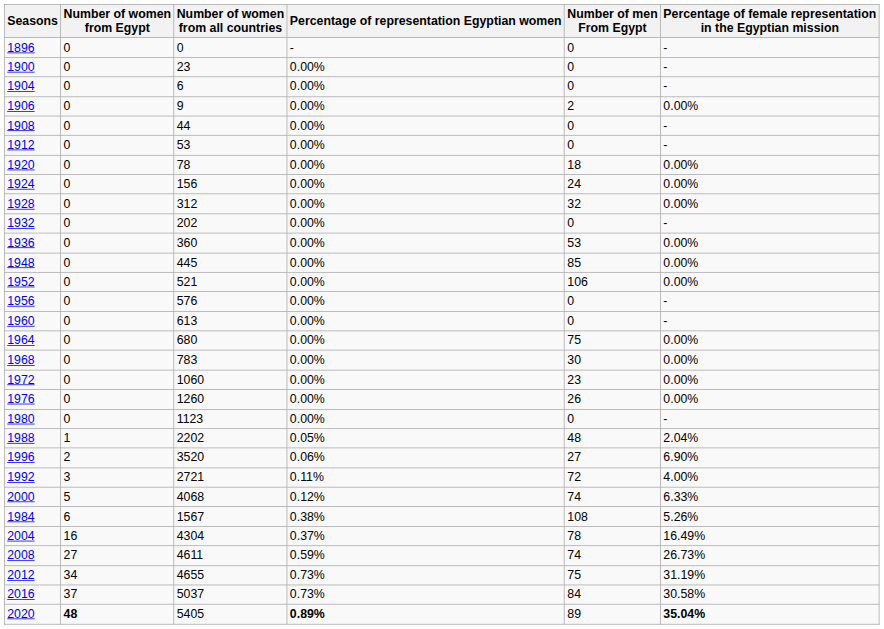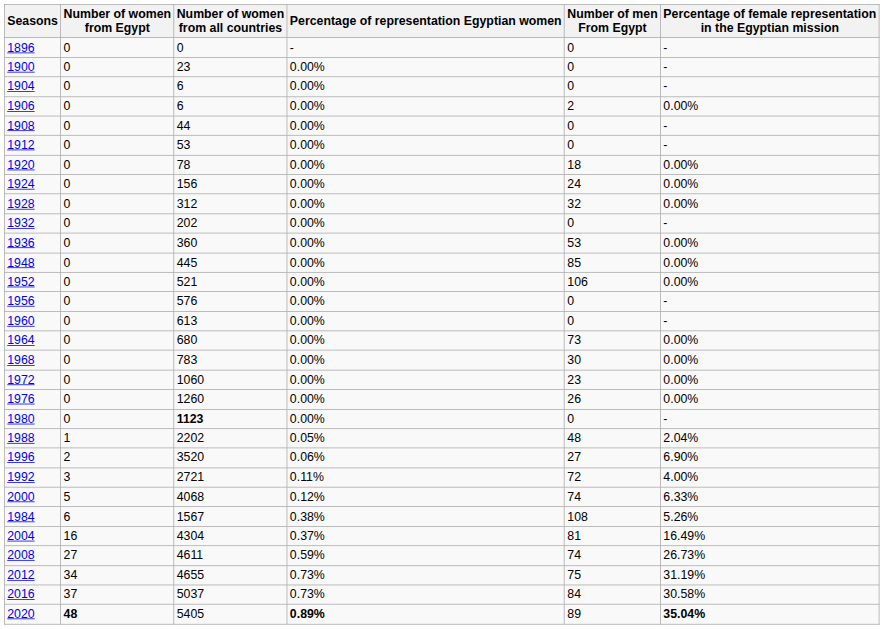(180, 106) 9 -> (180, 106) 6
(574, 340) 75 -> (574, 340) 73
(190, 418) normal -> (190, 418) bold
(574, 536) 78 -> (574, 536) 81
